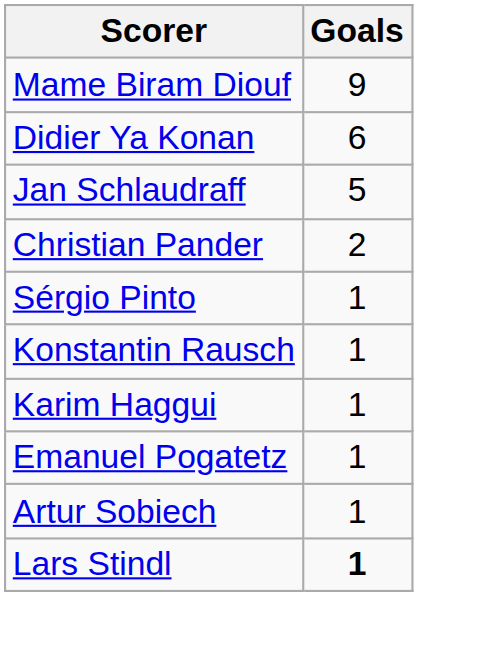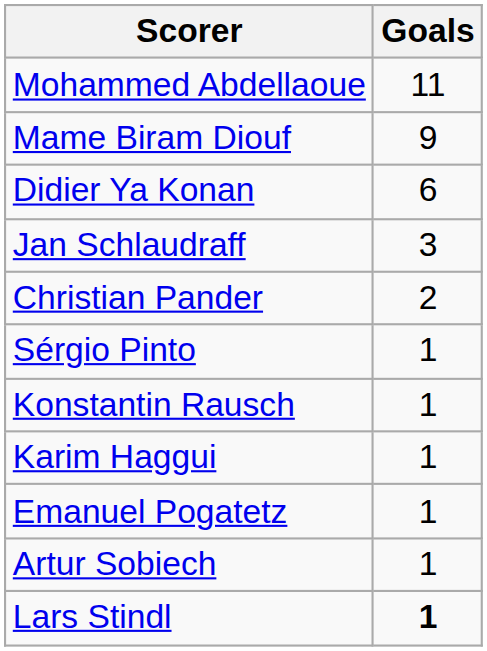+ row: (189, 84)
(357, 191) 5 -> (428, 244) 3
